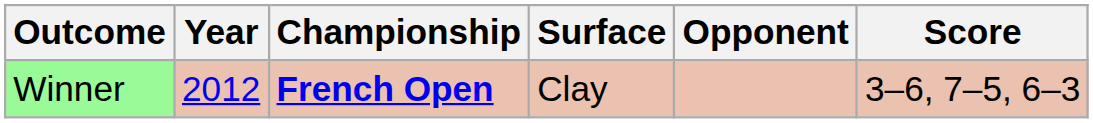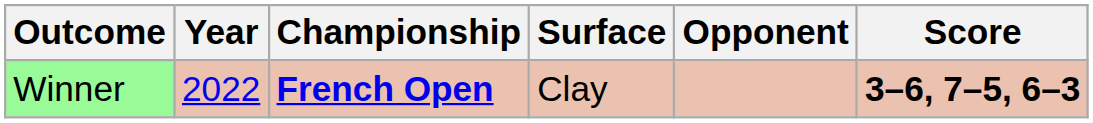(221, 88) 2012 -> (221, 88) 2022
(973, 88) normal -> (973, 88) bold
